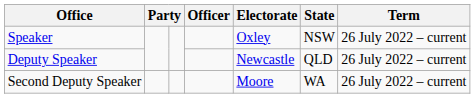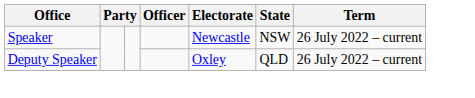(253, 37) Oxley -> (221, 37) Newcastle
(265, 59) Newcastle -> (209, 59) Oxley
- row: (75, 81)
